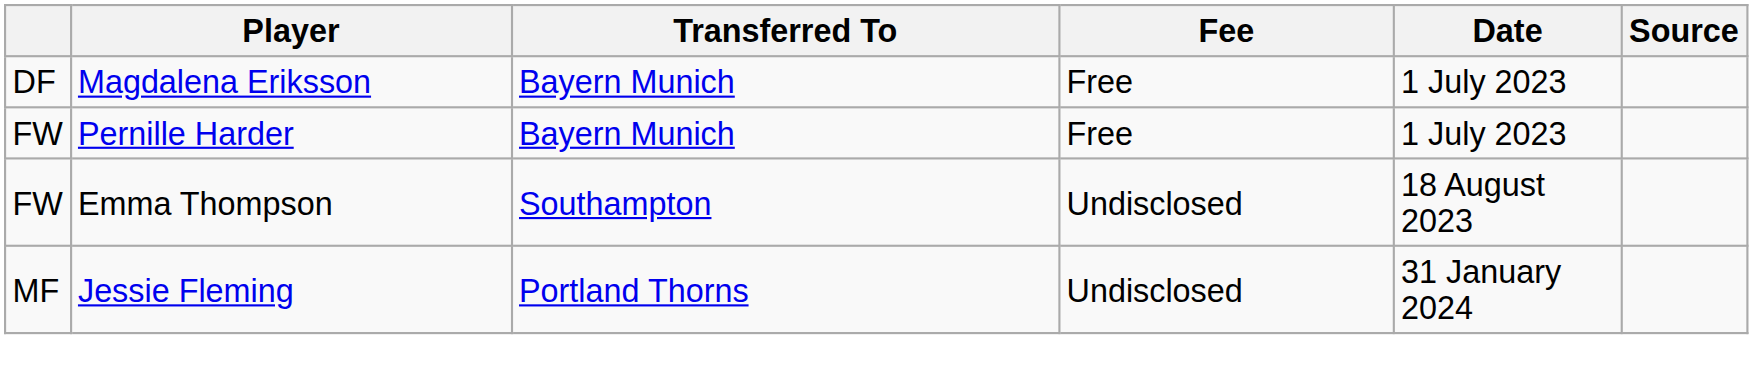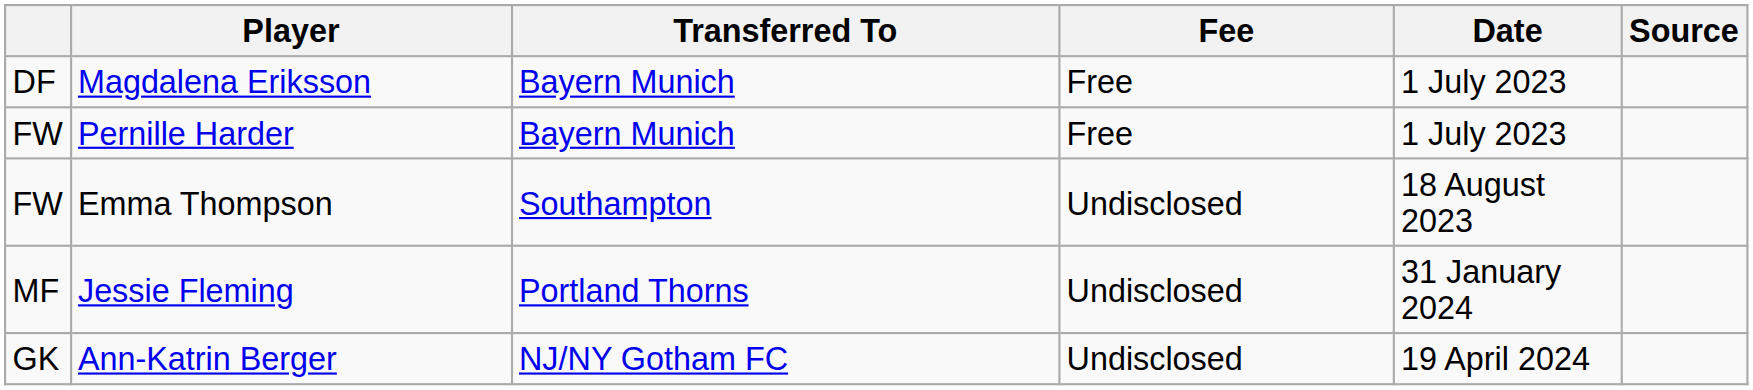+ row: (207, 360)
